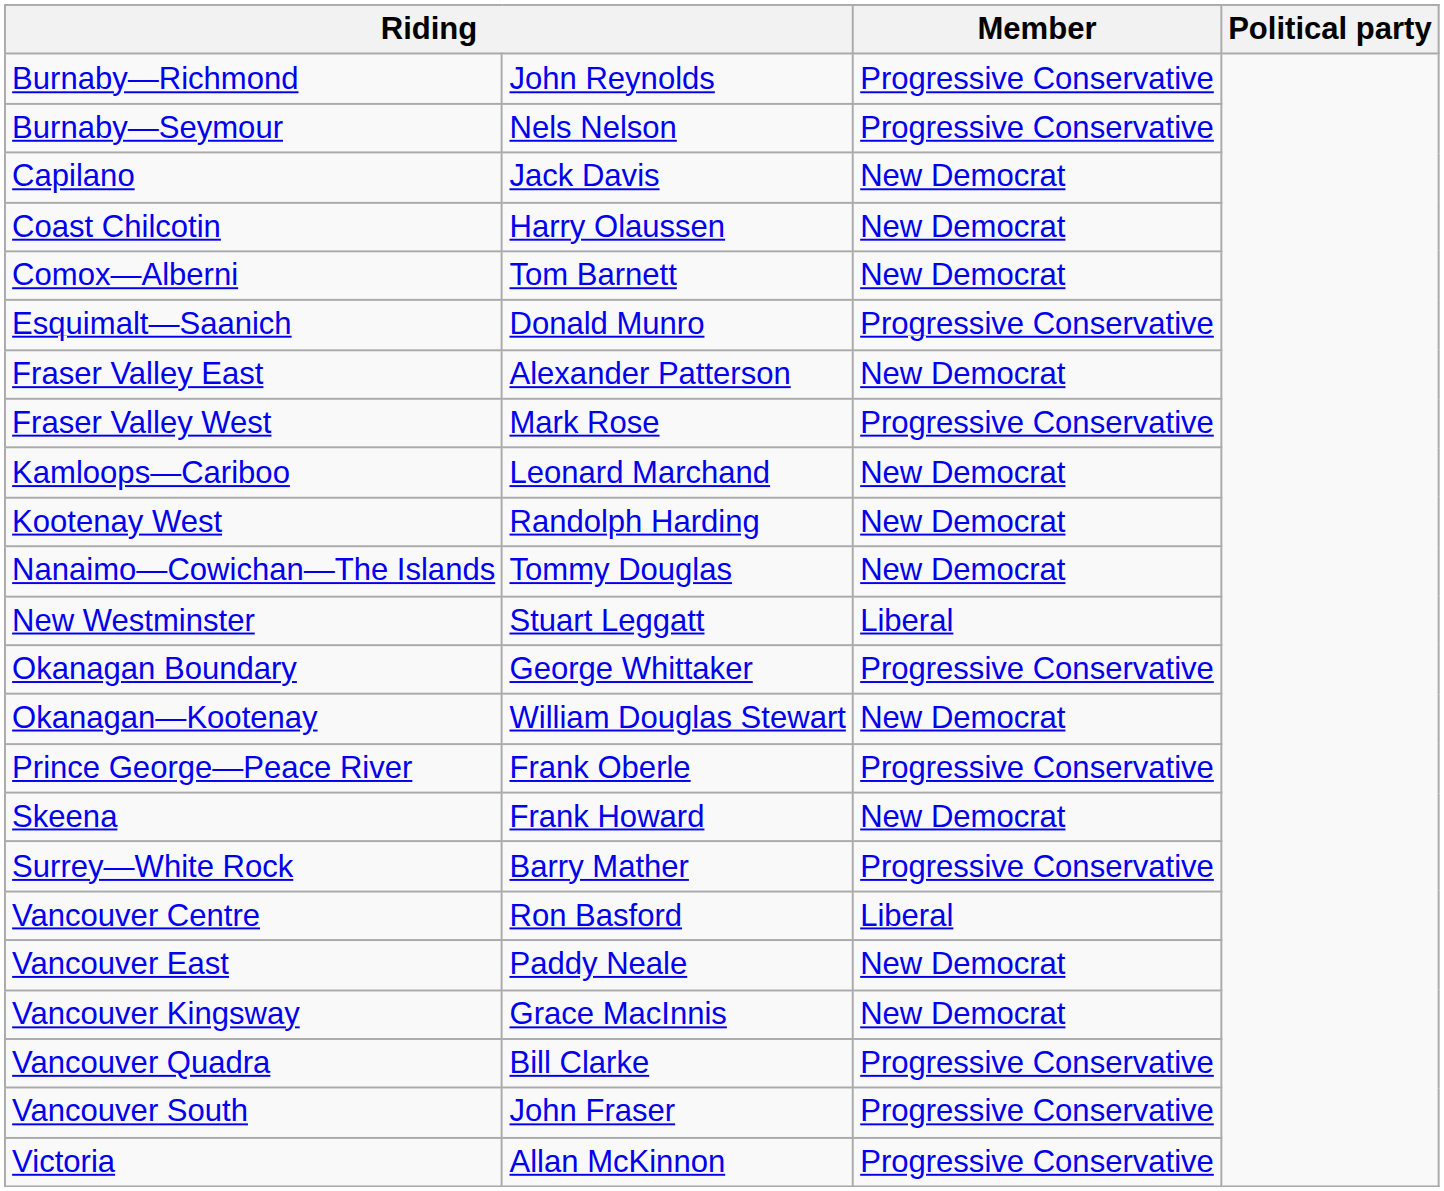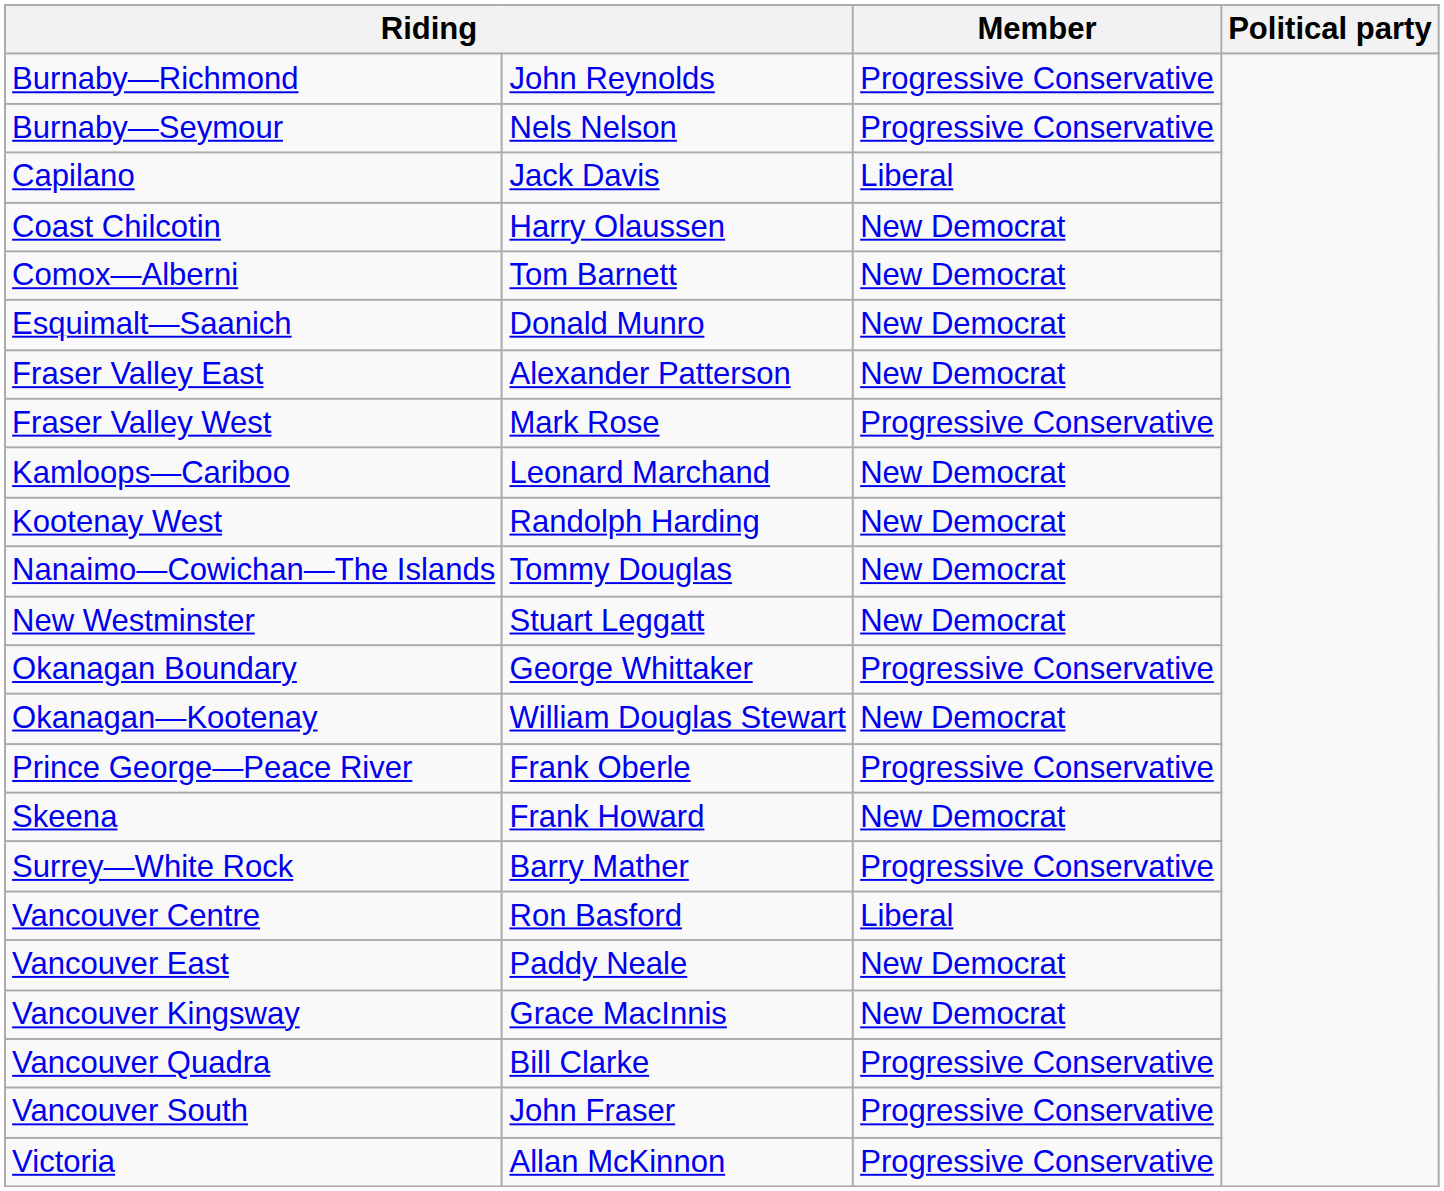(963, 176) New Democrat -> (907, 176) Liberal
(1037, 324) Progressive Conservative -> (963, 324) New Democrat
(907, 619) Liberal -> (963, 619) New Democrat
